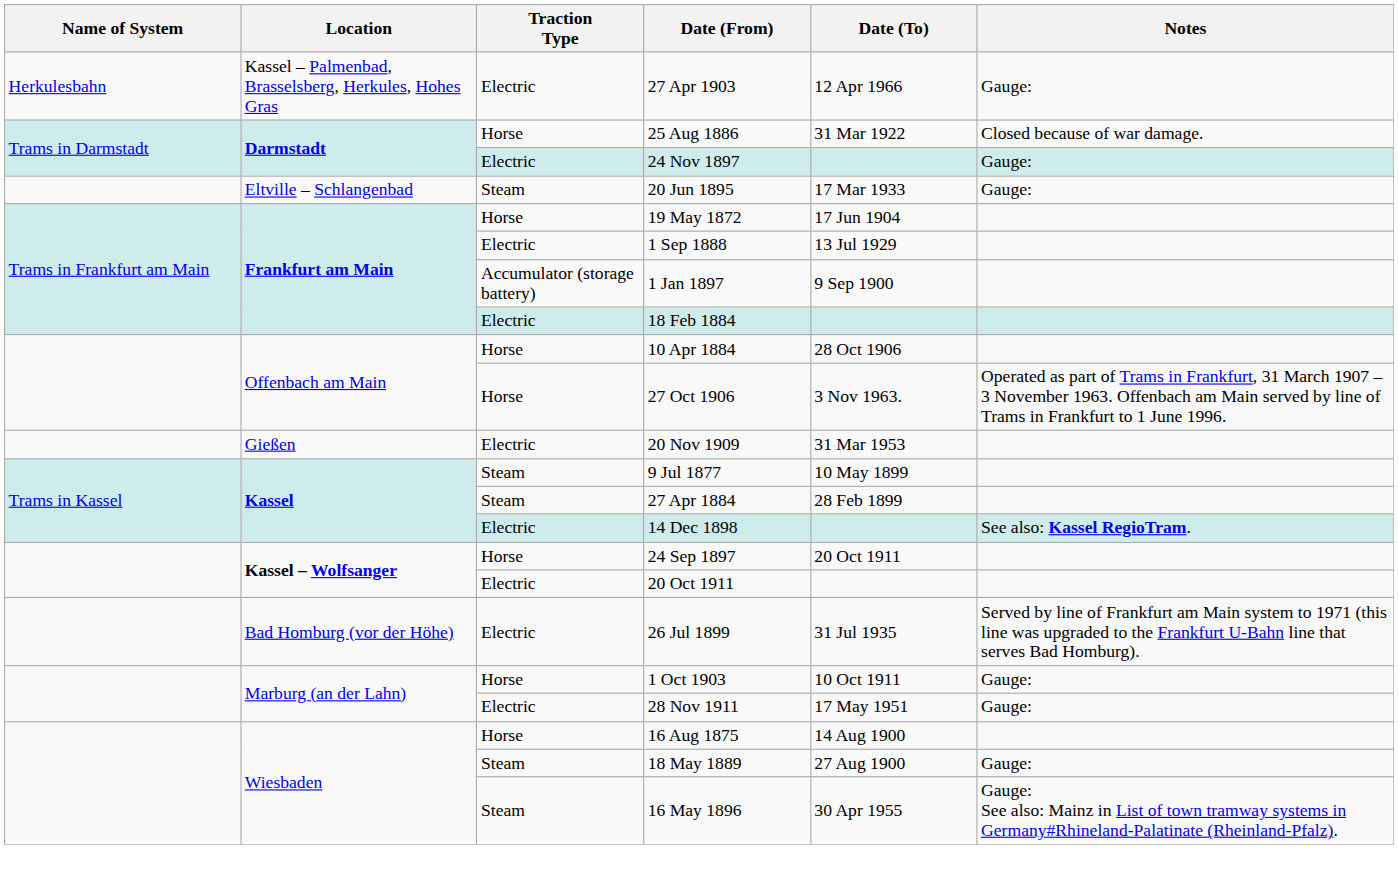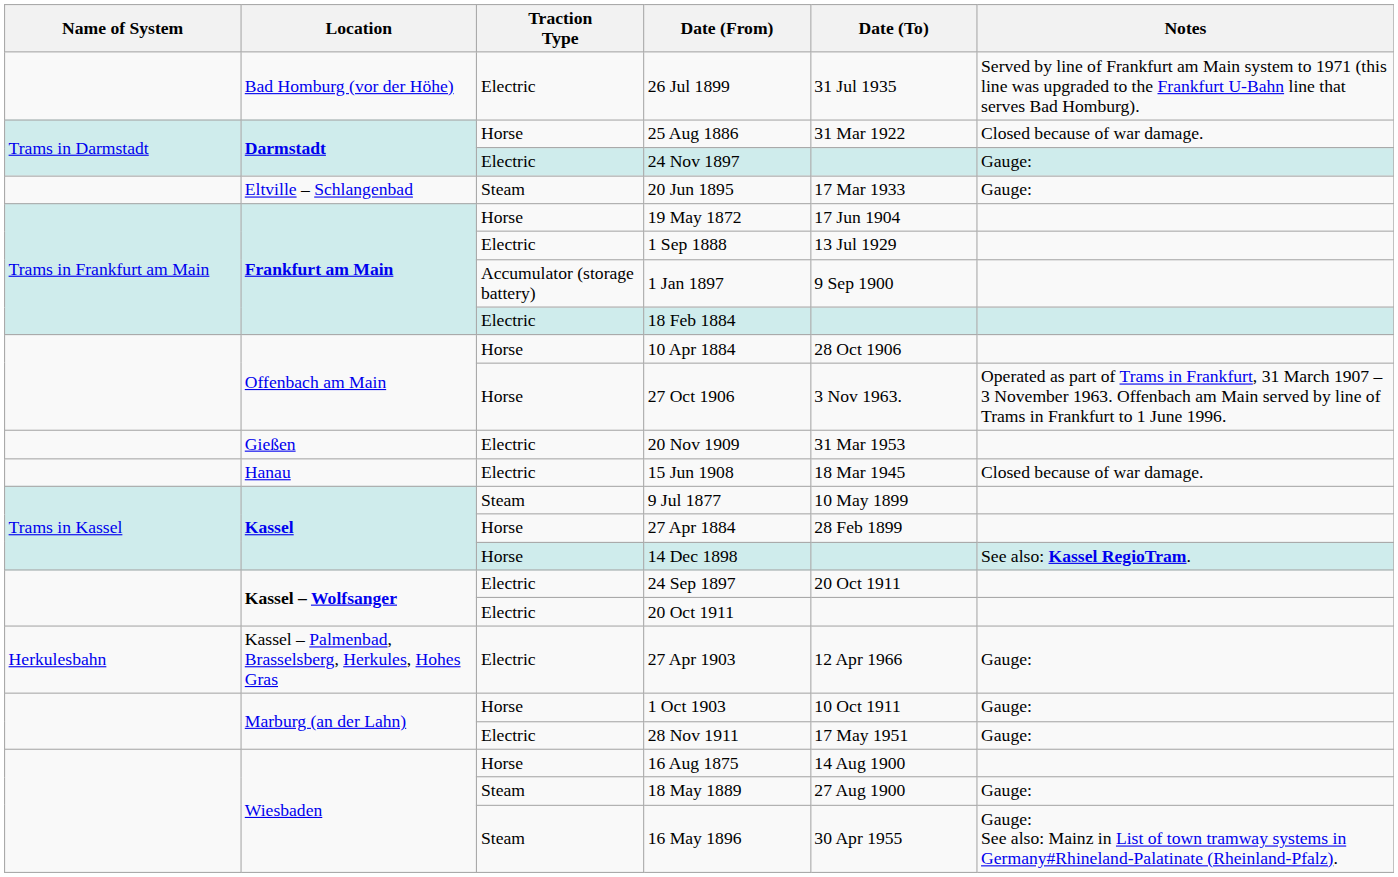rows swapped: (689, 631) <-> (692, 85)
+ row: (691, 472)
(503, 500) Steam -> (502, 528) Horse
(508, 528) Electric -> (502, 555) Horse
(502, 555) Horse -> (508, 583) Electric
